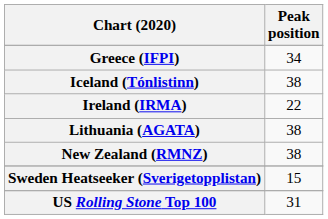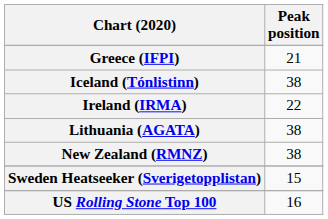(294, 57) 34 -> (294, 57) 21
(294, 202) 31 -> (294, 202) 16
